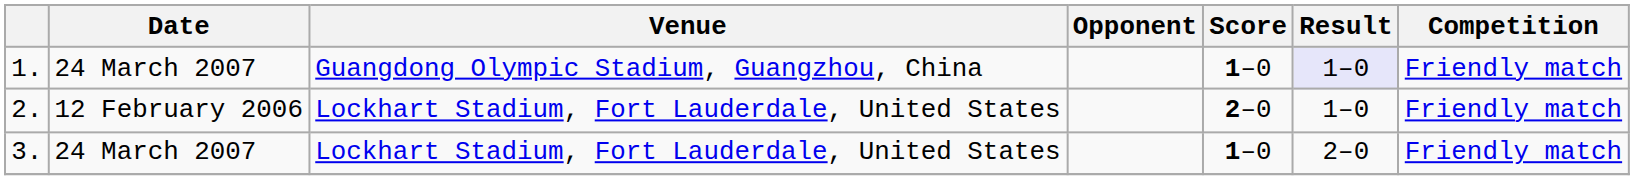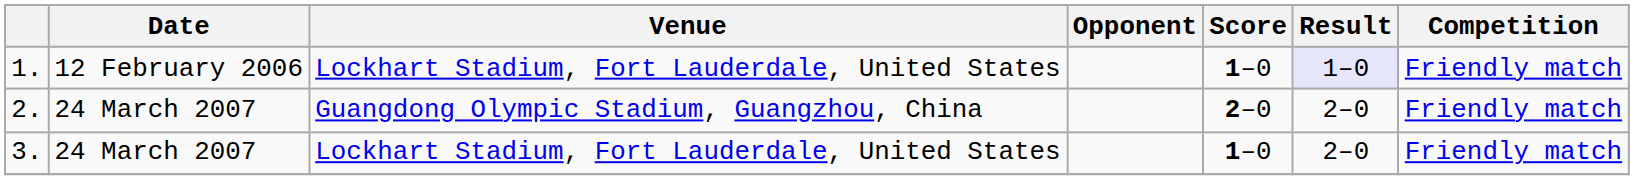(155, 68) 24 March 2007 -> (179, 68) 12 February 2006
(649, 68) Guangdong Olympic Stadium, Guangzhou, China -> (688, 68) Lockhart Stadium, Fort Lauderdale, United States
(179, 110) 12 February 2006 -> (155, 110) 24 March 2007
(688, 110) Lockhart Stadium, Fort Lauderdale, United States -> (649, 110) Guangdong Olympic Stadium, Guangzhou, China
(1346, 110) 1–0 -> (1346, 110) 2–0
